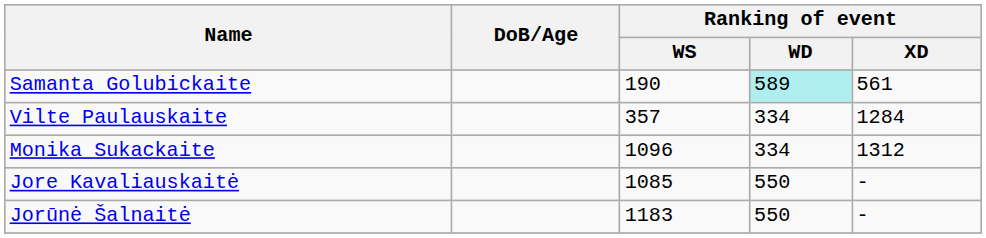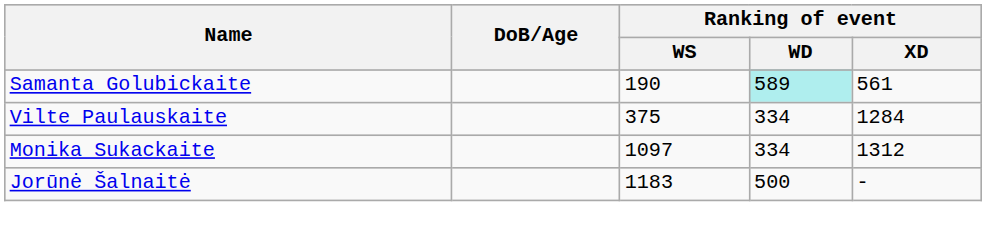(643, 119) 357 -> (643, 119) 375
(649, 151) 1096 -> (649, 151) 1097
- row: (124, 184)
(772, 216) 550 -> (772, 184) 500
